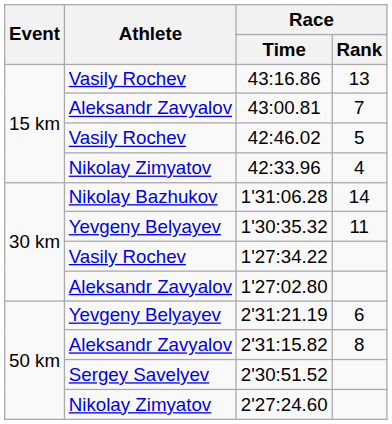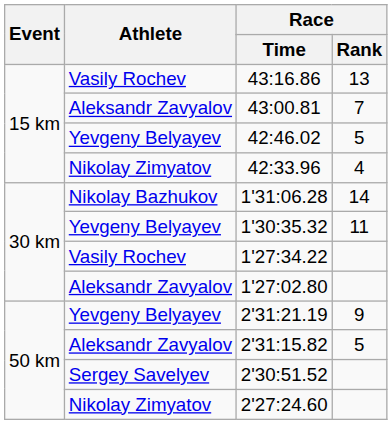(127, 138) Vasily Rochev -> (145, 138) Yevgeny Belyayev
(359, 316) 6 -> (359, 316) 9
(359, 345) 8 -> (359, 345) 5
